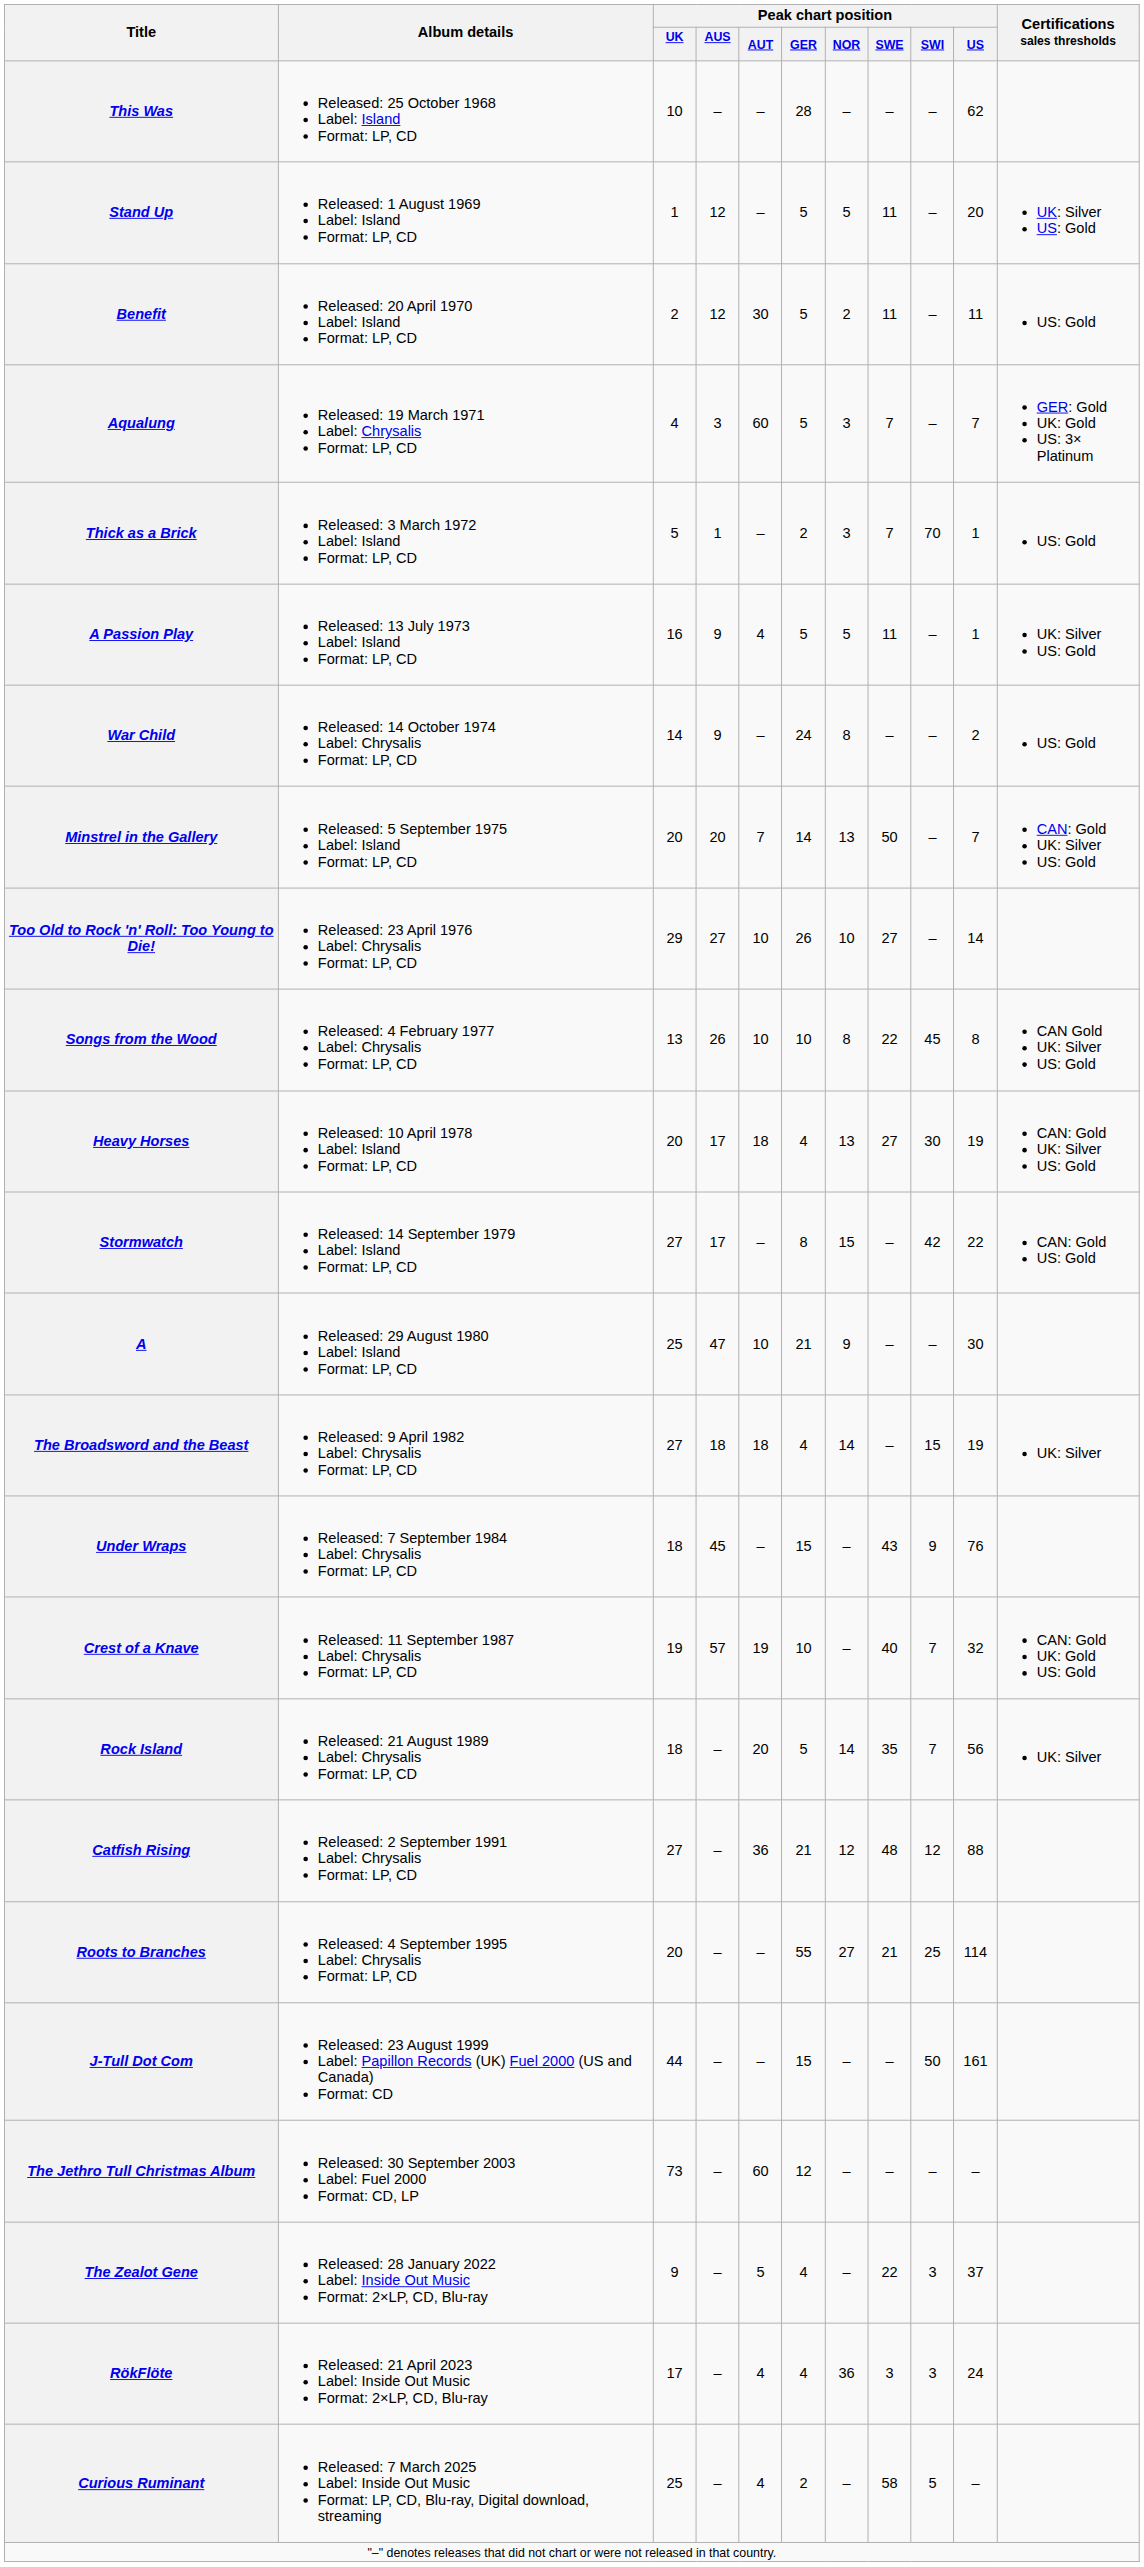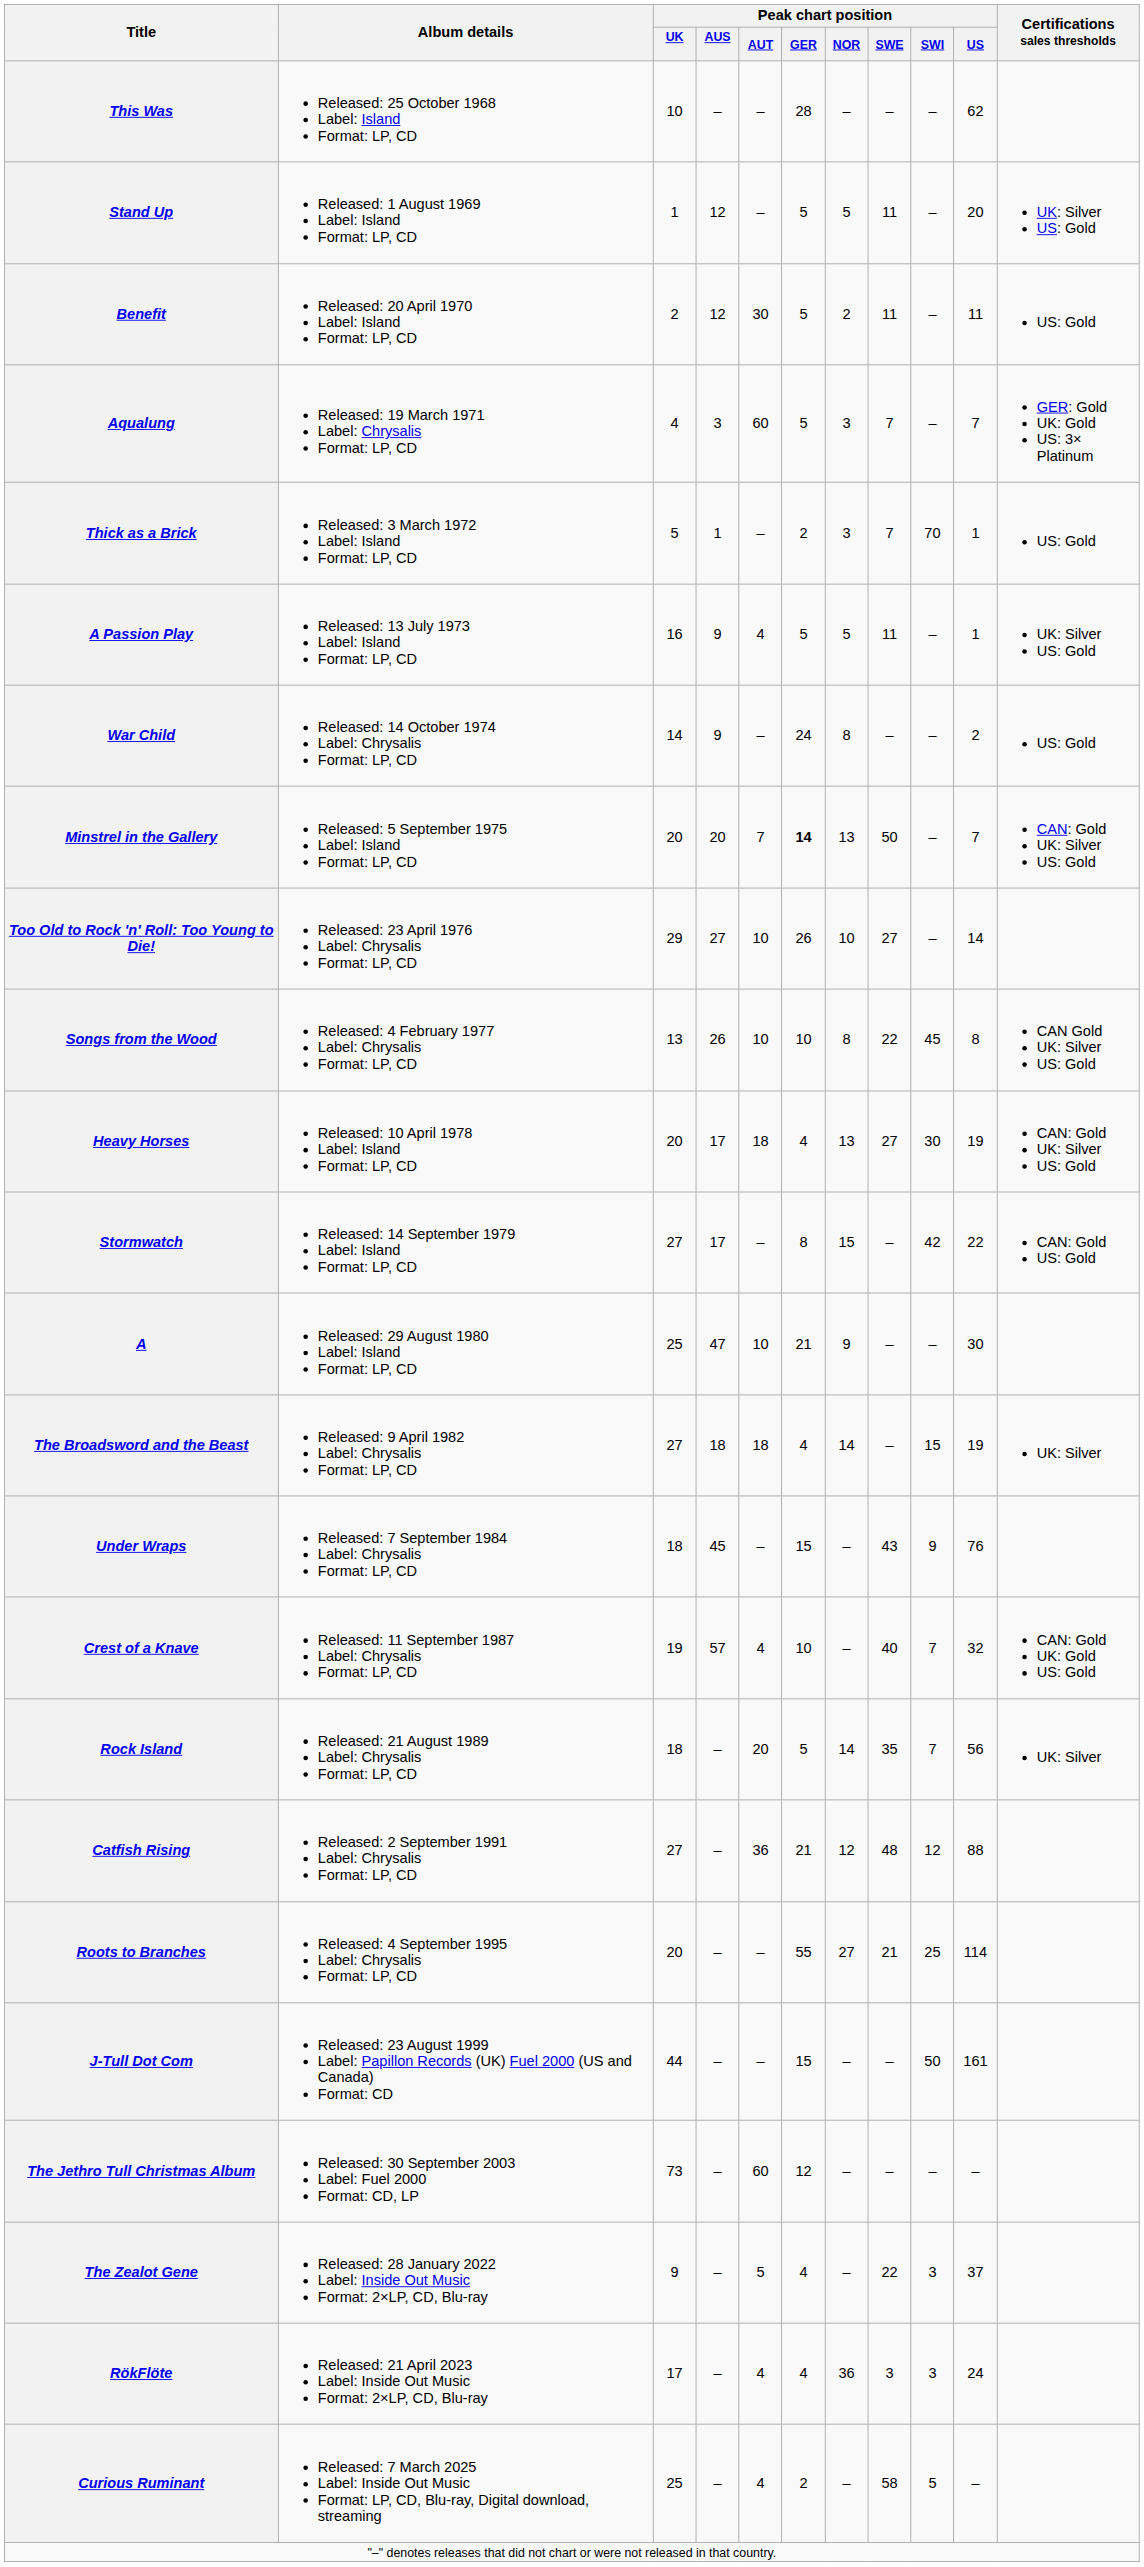(804, 837) normal -> (804, 837) bold
(761, 1648) 19 -> (761, 1648) 4
